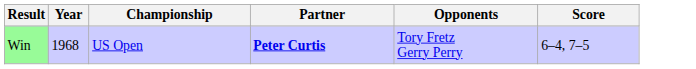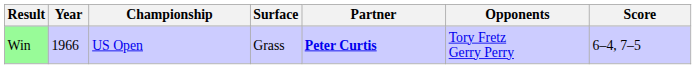+ column: (276, 15)
(65, 44) 1968 -> (65, 44) 1966
